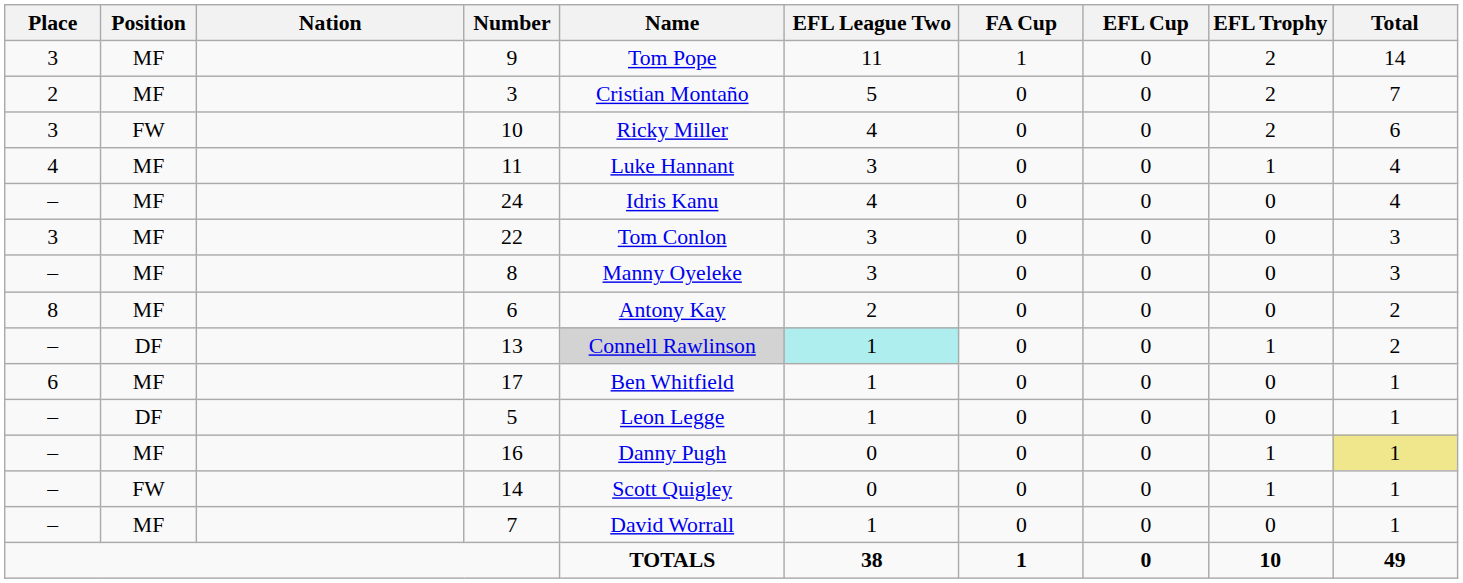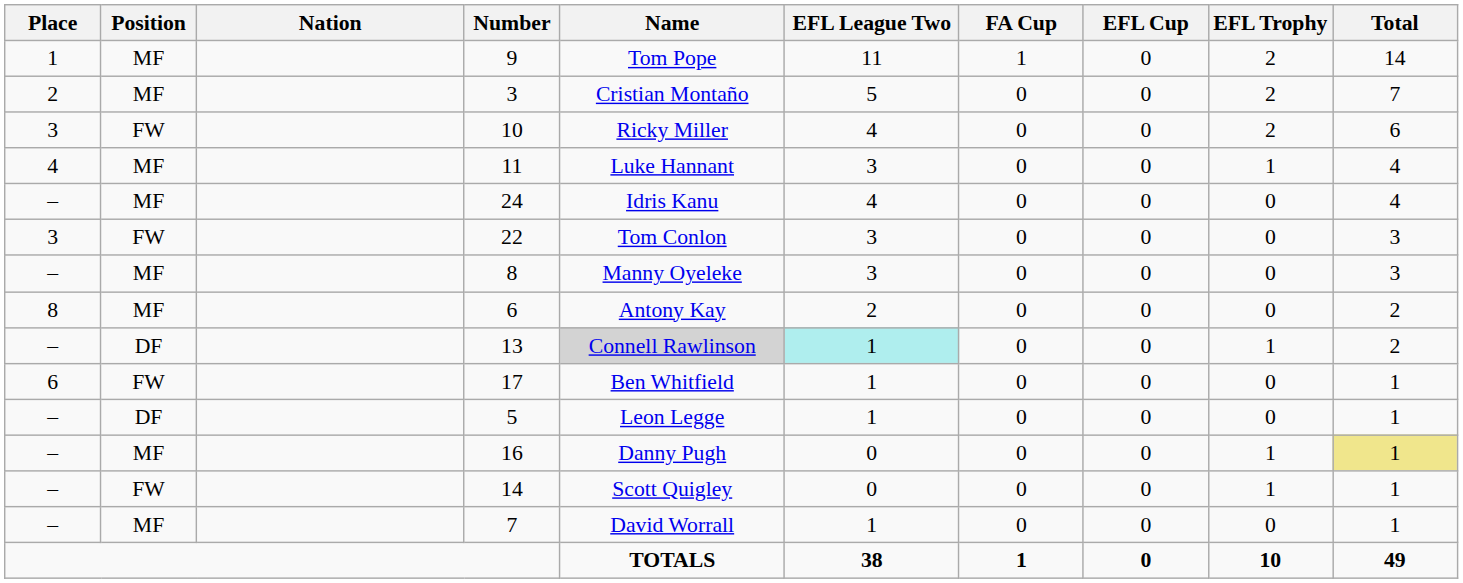(53, 58) 3 -> (53, 58) 1
(149, 237) MF -> (149, 237) FW
(149, 381) MF -> (149, 381) FW
